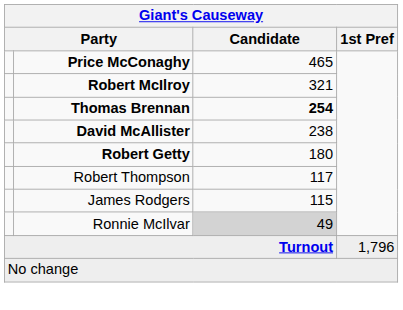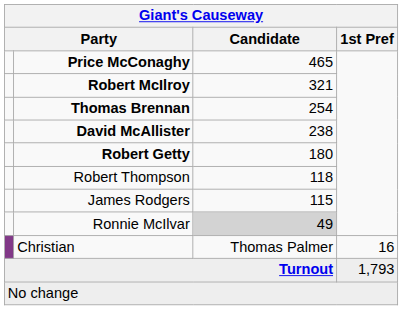(321, 108) bold -> (321, 108) normal
(321, 177) 117 -> (321, 177) 118
+ row: (46, 246)
(376, 246) 1,796 -> (376, 270) 1,793
